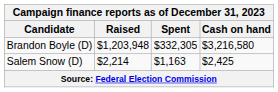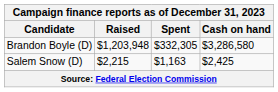(228, 45) $3,216,580 -> (228, 45) $3,286,580
(113, 62) $2,214 -> (113, 62) $2,215
